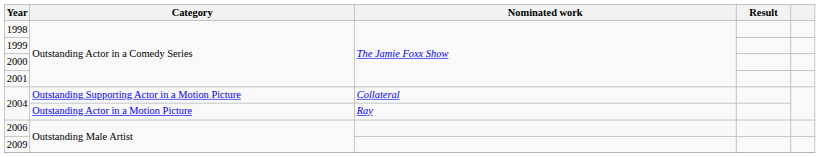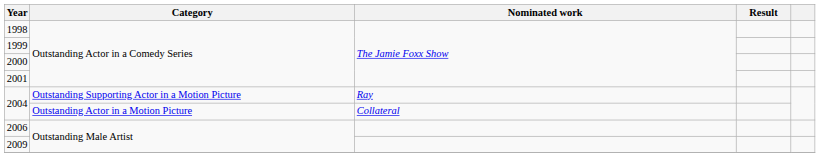(378, 95) Collateral -> (365, 95) Ray
(365, 111) Ray -> (378, 111) Collateral
